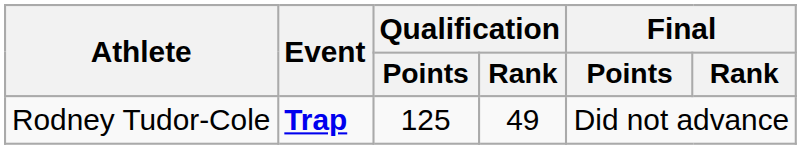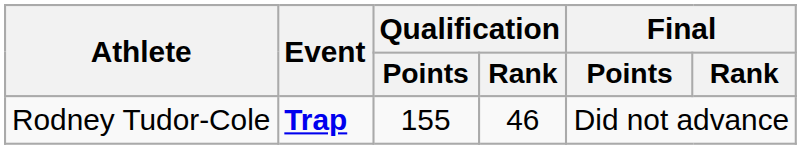(426, 121) 125 -> (426, 121) 155
(523, 121) 49 -> (523, 121) 46
